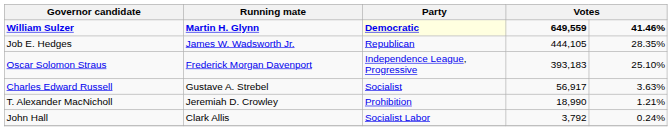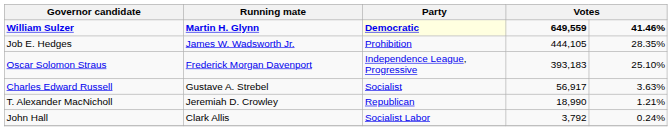(390, 43) Republican -> (388, 43) Prohibition
(388, 102) Prohibition -> (390, 102) Republican
